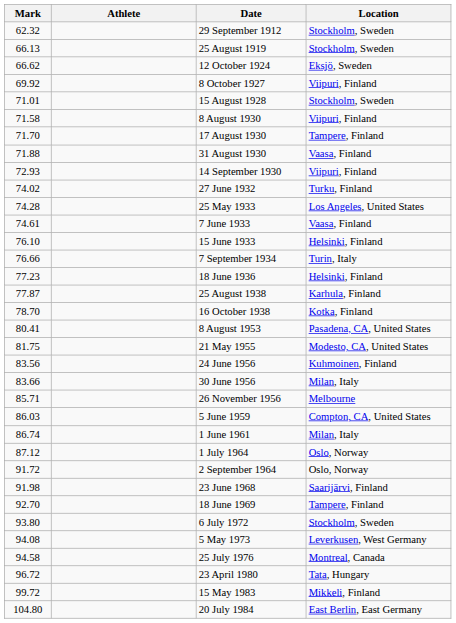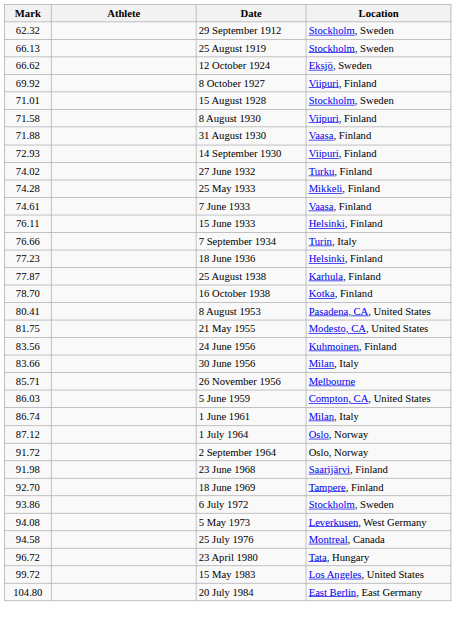- row: (232, 136)
(366, 206) Los Angeles, United States -> (344, 188) Mikkeli, Finland
(28, 241) 76.10 -> (28, 223) 76.11
(28, 522) 93.80 -> (28, 504) 93.86
(344, 592) Mikkeli, Finland -> (366, 574) Los Angeles, United States
